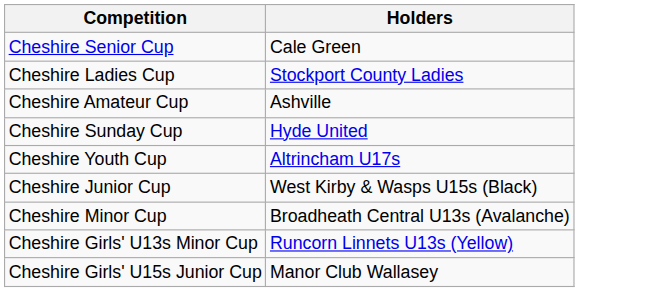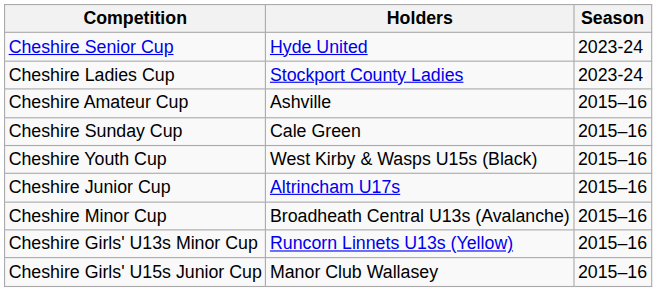+ column: (613, 18)
(315, 46) Cale Green -> (319, 46) Hyde United
(319, 131) Hyde United -> (315, 131) Cale Green
(335, 159) Altrincham U17s -> (404, 159) West Kirby & Wasps U15s (Black)
(404, 187) West Kirby & Wasps U15s (Black) -> (335, 187) Altrincham U17s
